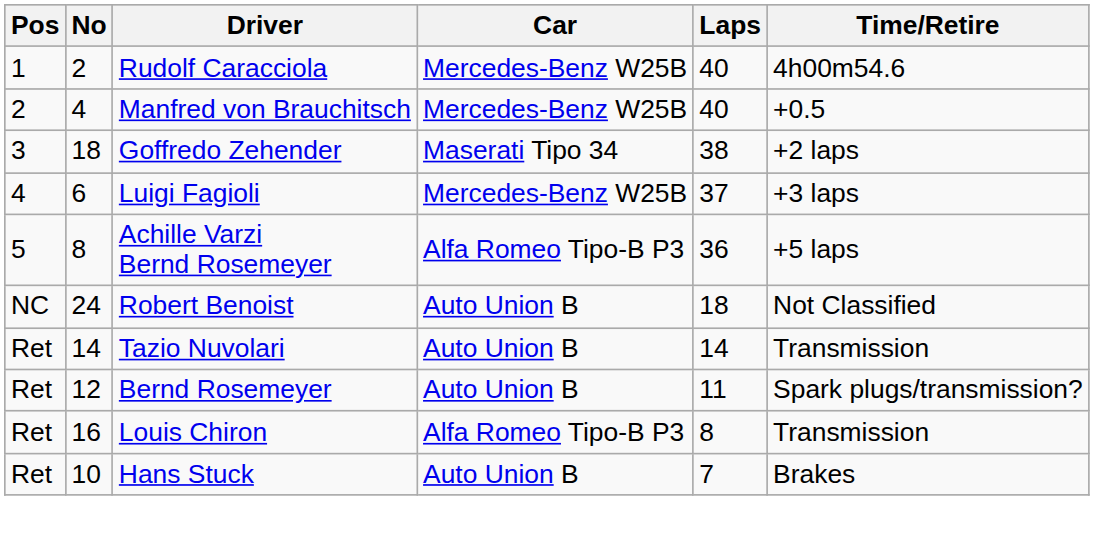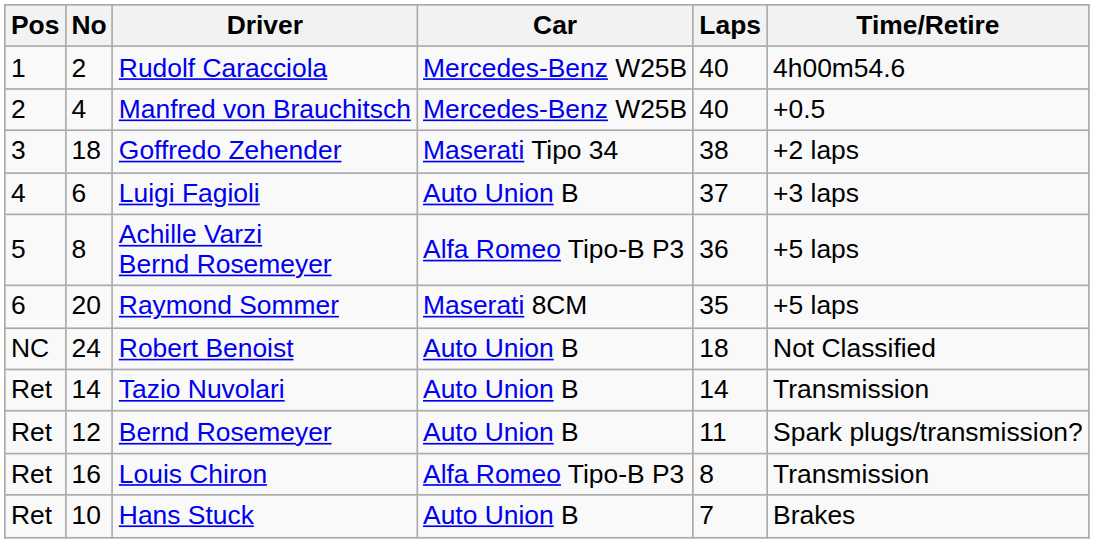(555, 192) Mercedes-Benz W25B -> (501, 192) Auto Union B
+ row: (229, 306)
